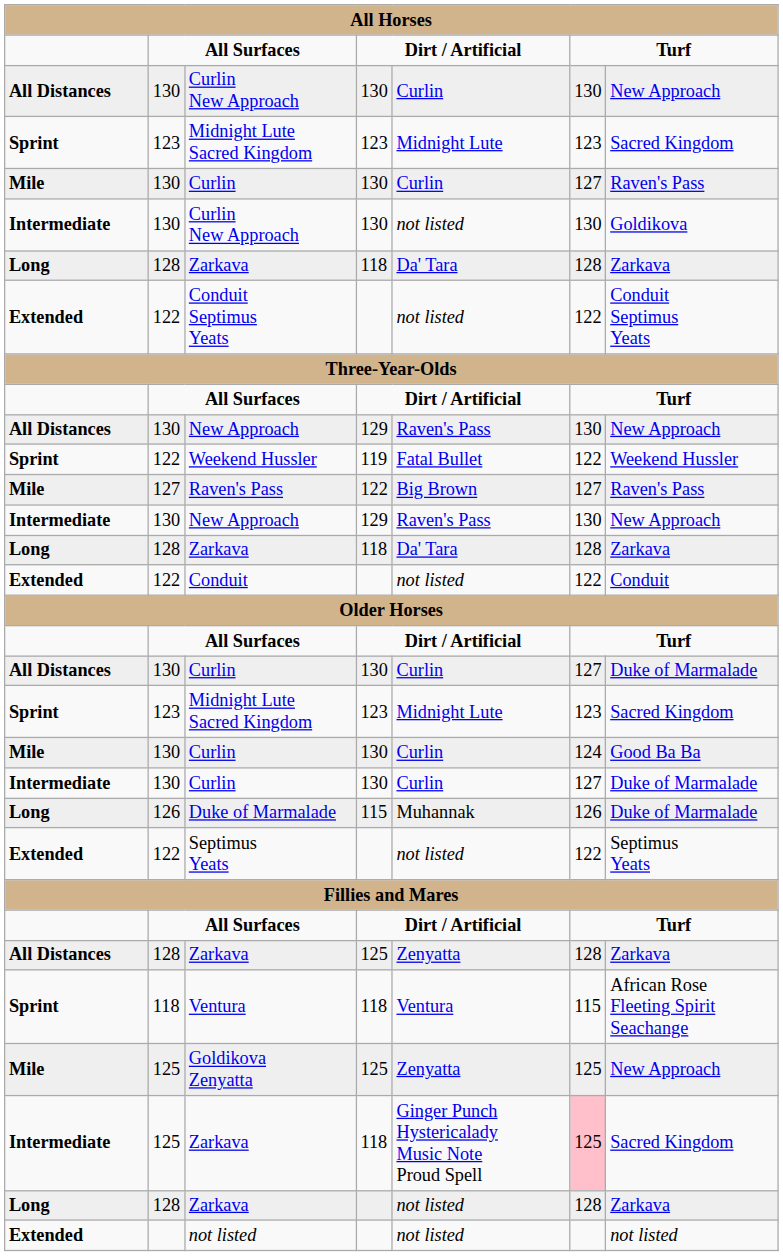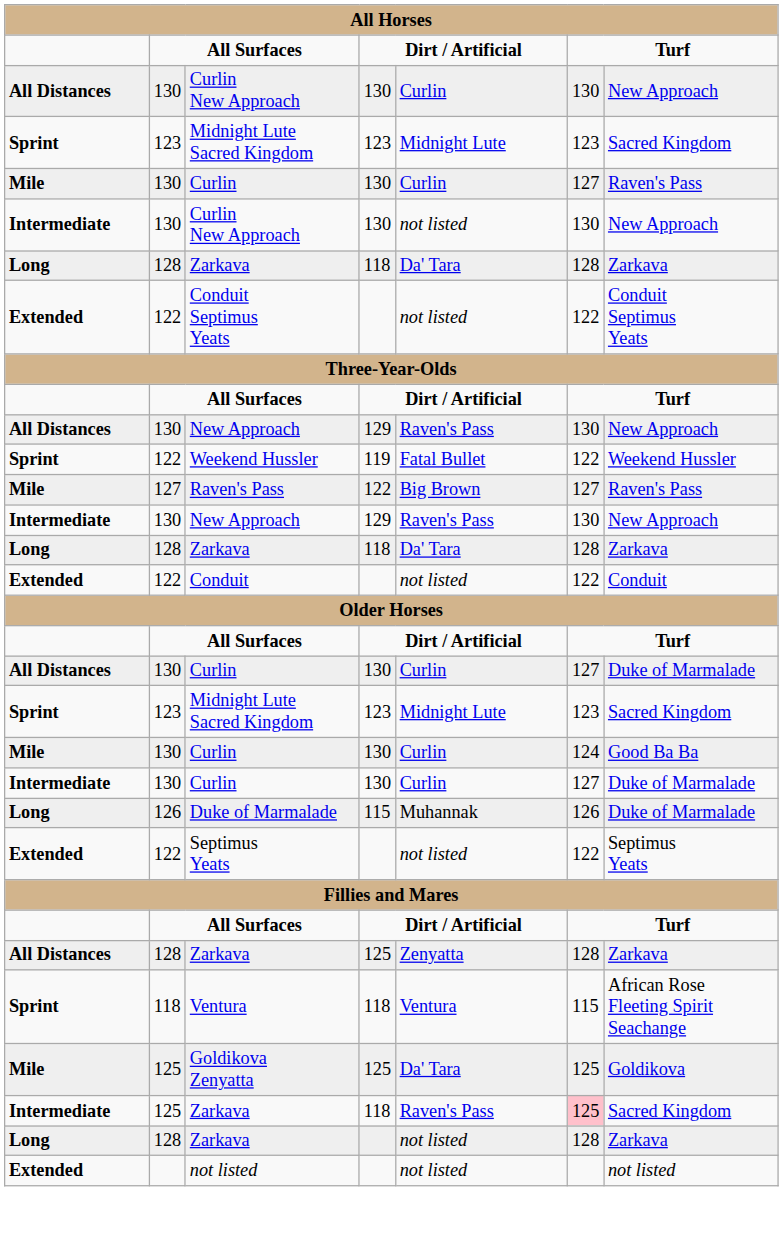(649, 224) Goldikova -> (663, 224) New Approach
(428, 1069) Zenyatta -> (430, 1069) Da' Tara
(665, 1069) New Approach -> (647, 1069) Goldikova
(447, 1142) Ginger Punch Hystericalady Music Note Proud Spell -> (447, 1110) Raven's Pass
